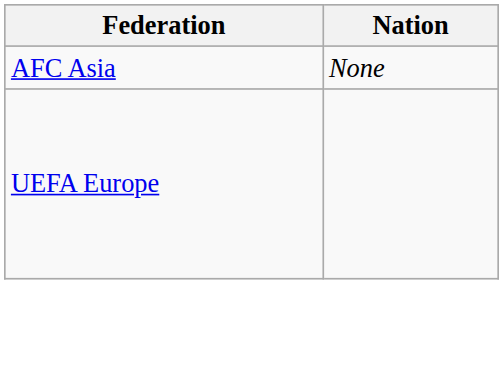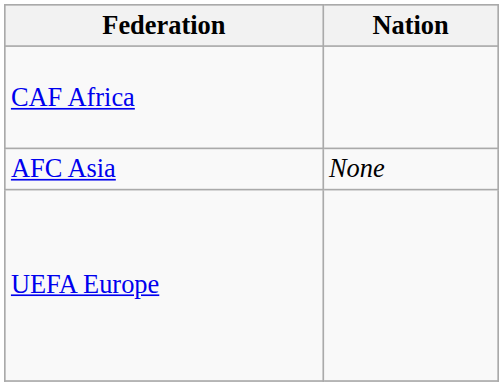+ row: (73, 97)
